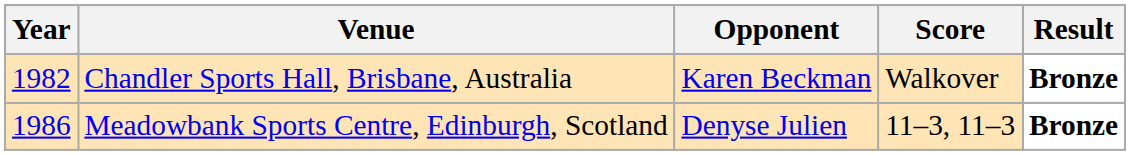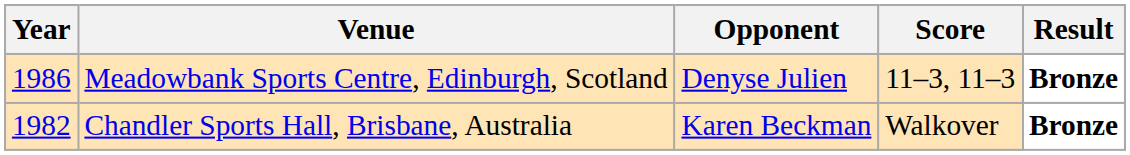rows swapped: (328, 77) <-> (376, 126)
